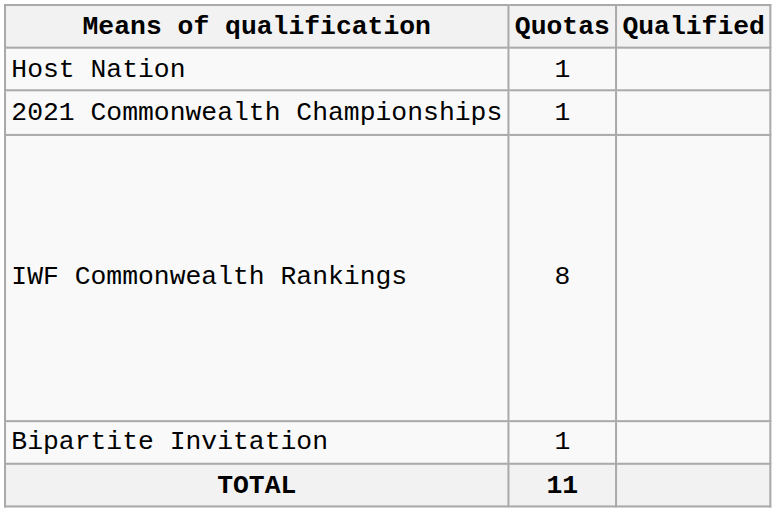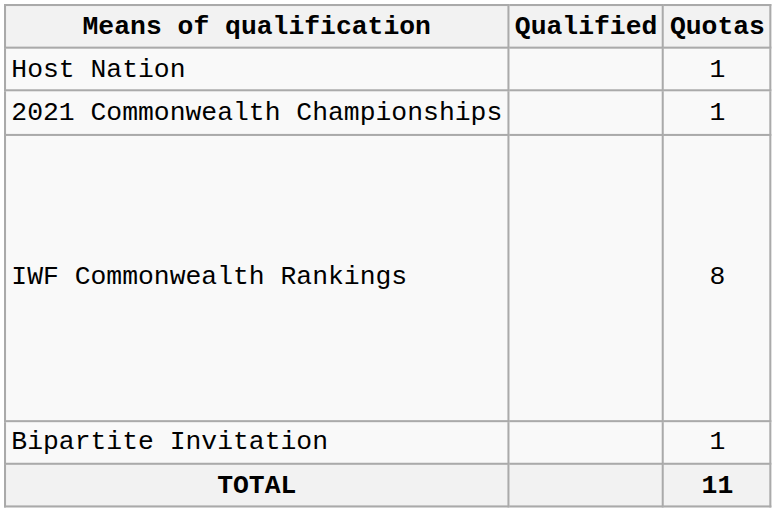columns swapped: (562, 27) <-> (694, 27)
